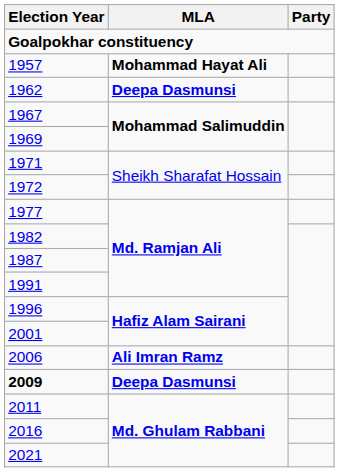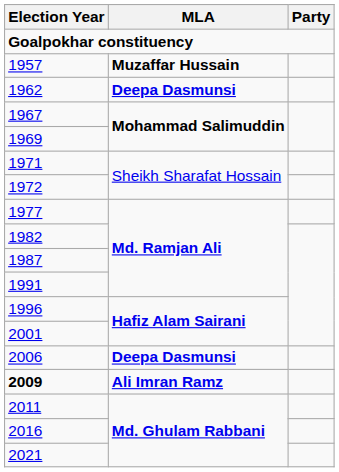(189, 66) Mohammad Hayat Ali -> (176, 66) Muzaffar Hussain
(167, 358) Ali Imran Ramz -> (174, 358) Deepa Dasmunsi
(174, 382) Deepa Dasmunsi -> (167, 382) Ali Imran Ramz
